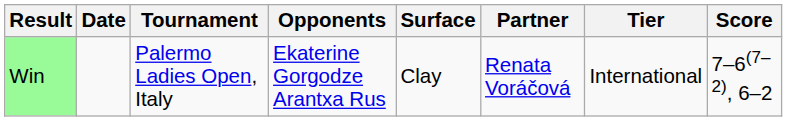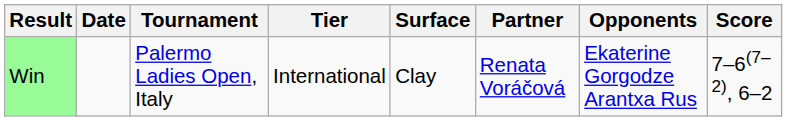columns swapped: (646, 20) <-> (332, 20)
